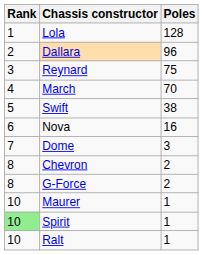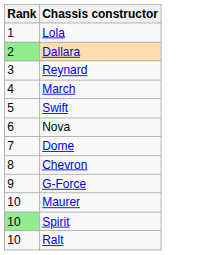- column: (180, 13)
(11, 51) no background -> (11, 51) lightgreen background
(11, 183) 8 -> (11, 183) 9
